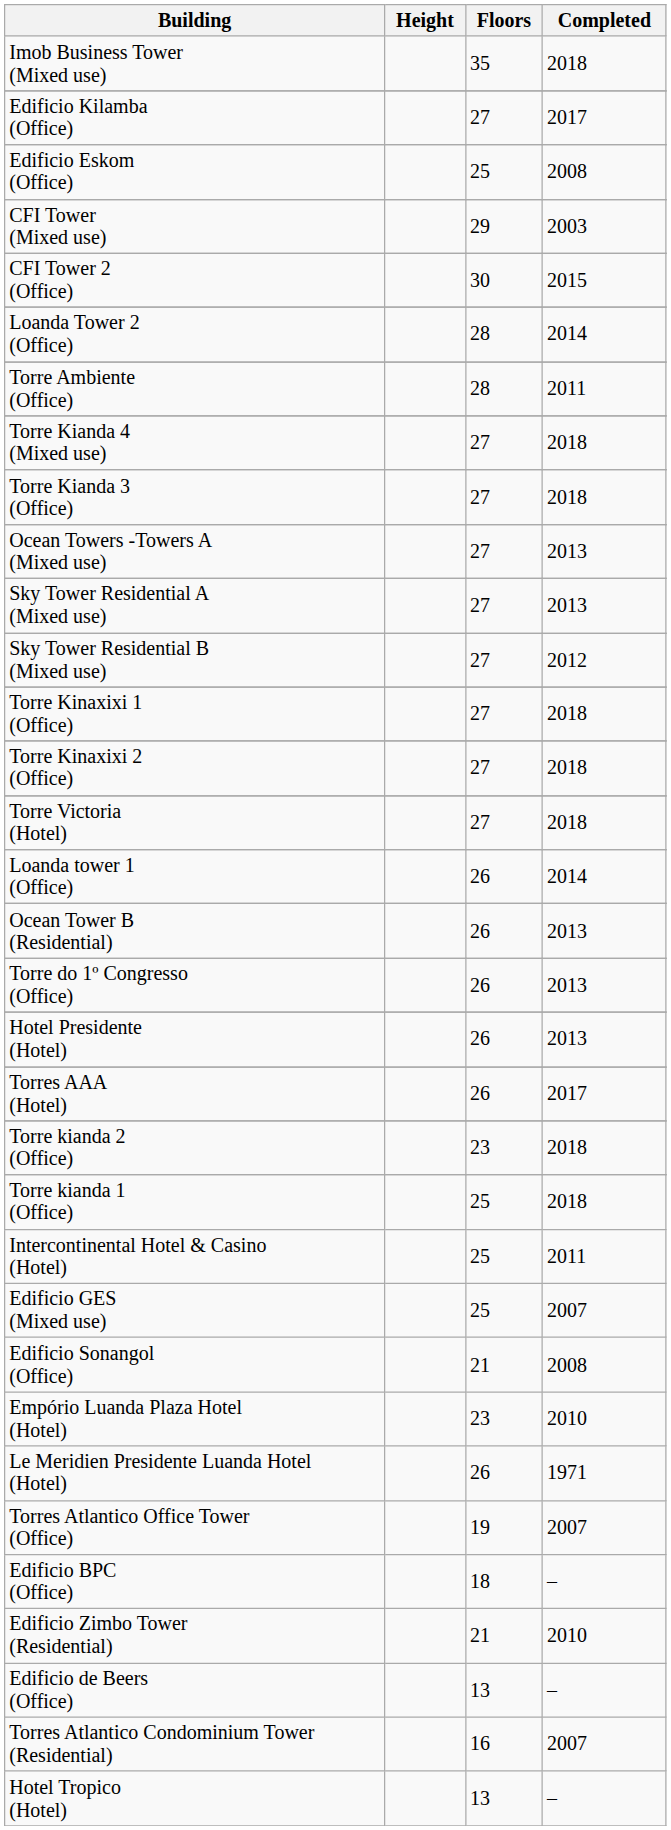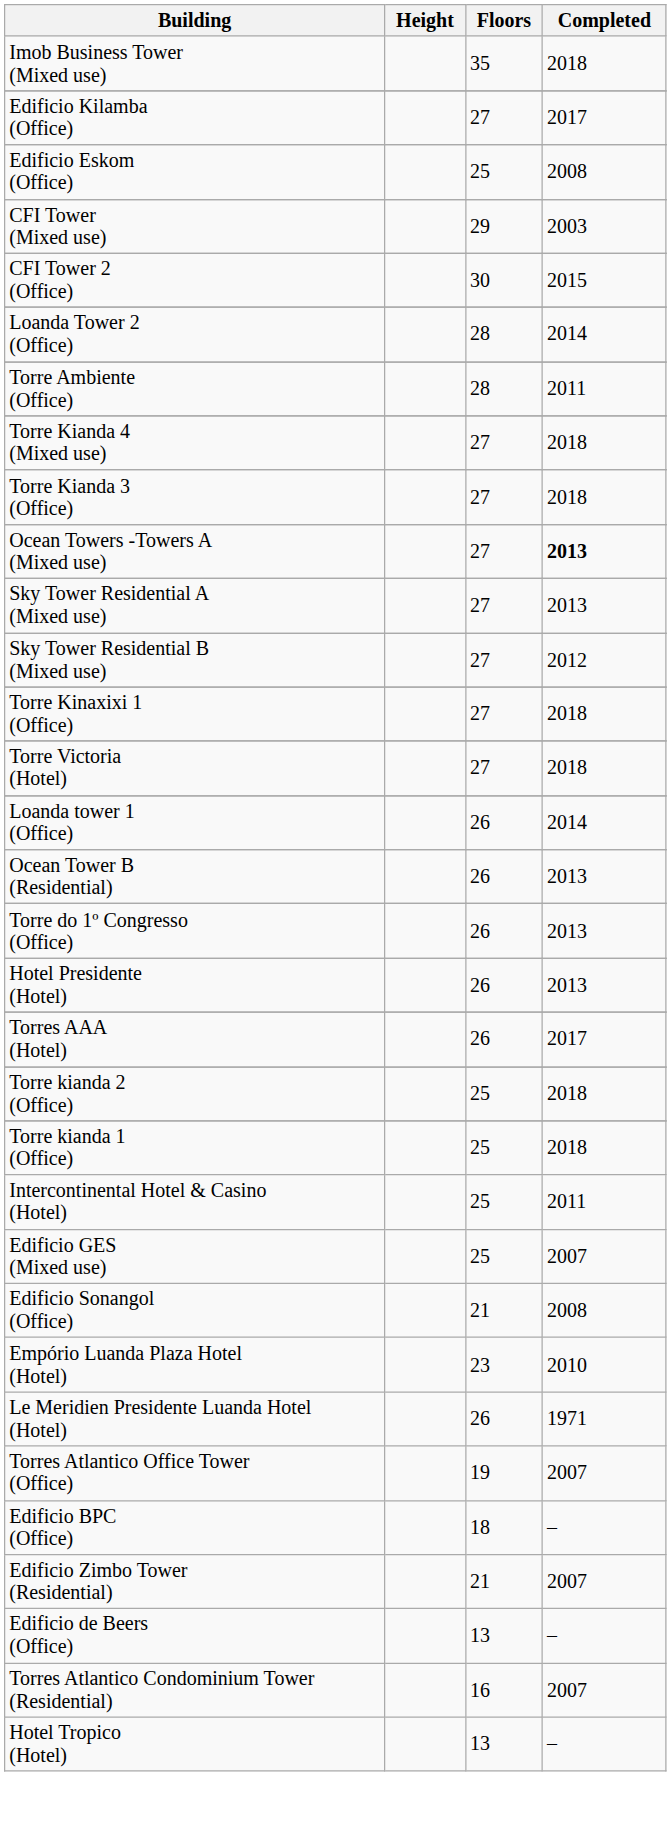(567, 551) normal -> (567, 551) bold
- row: (76, 768)
(480, 1147) 23 -> (480, 1093) 25
(567, 1635) 2010 -> (567, 1581) 2007
